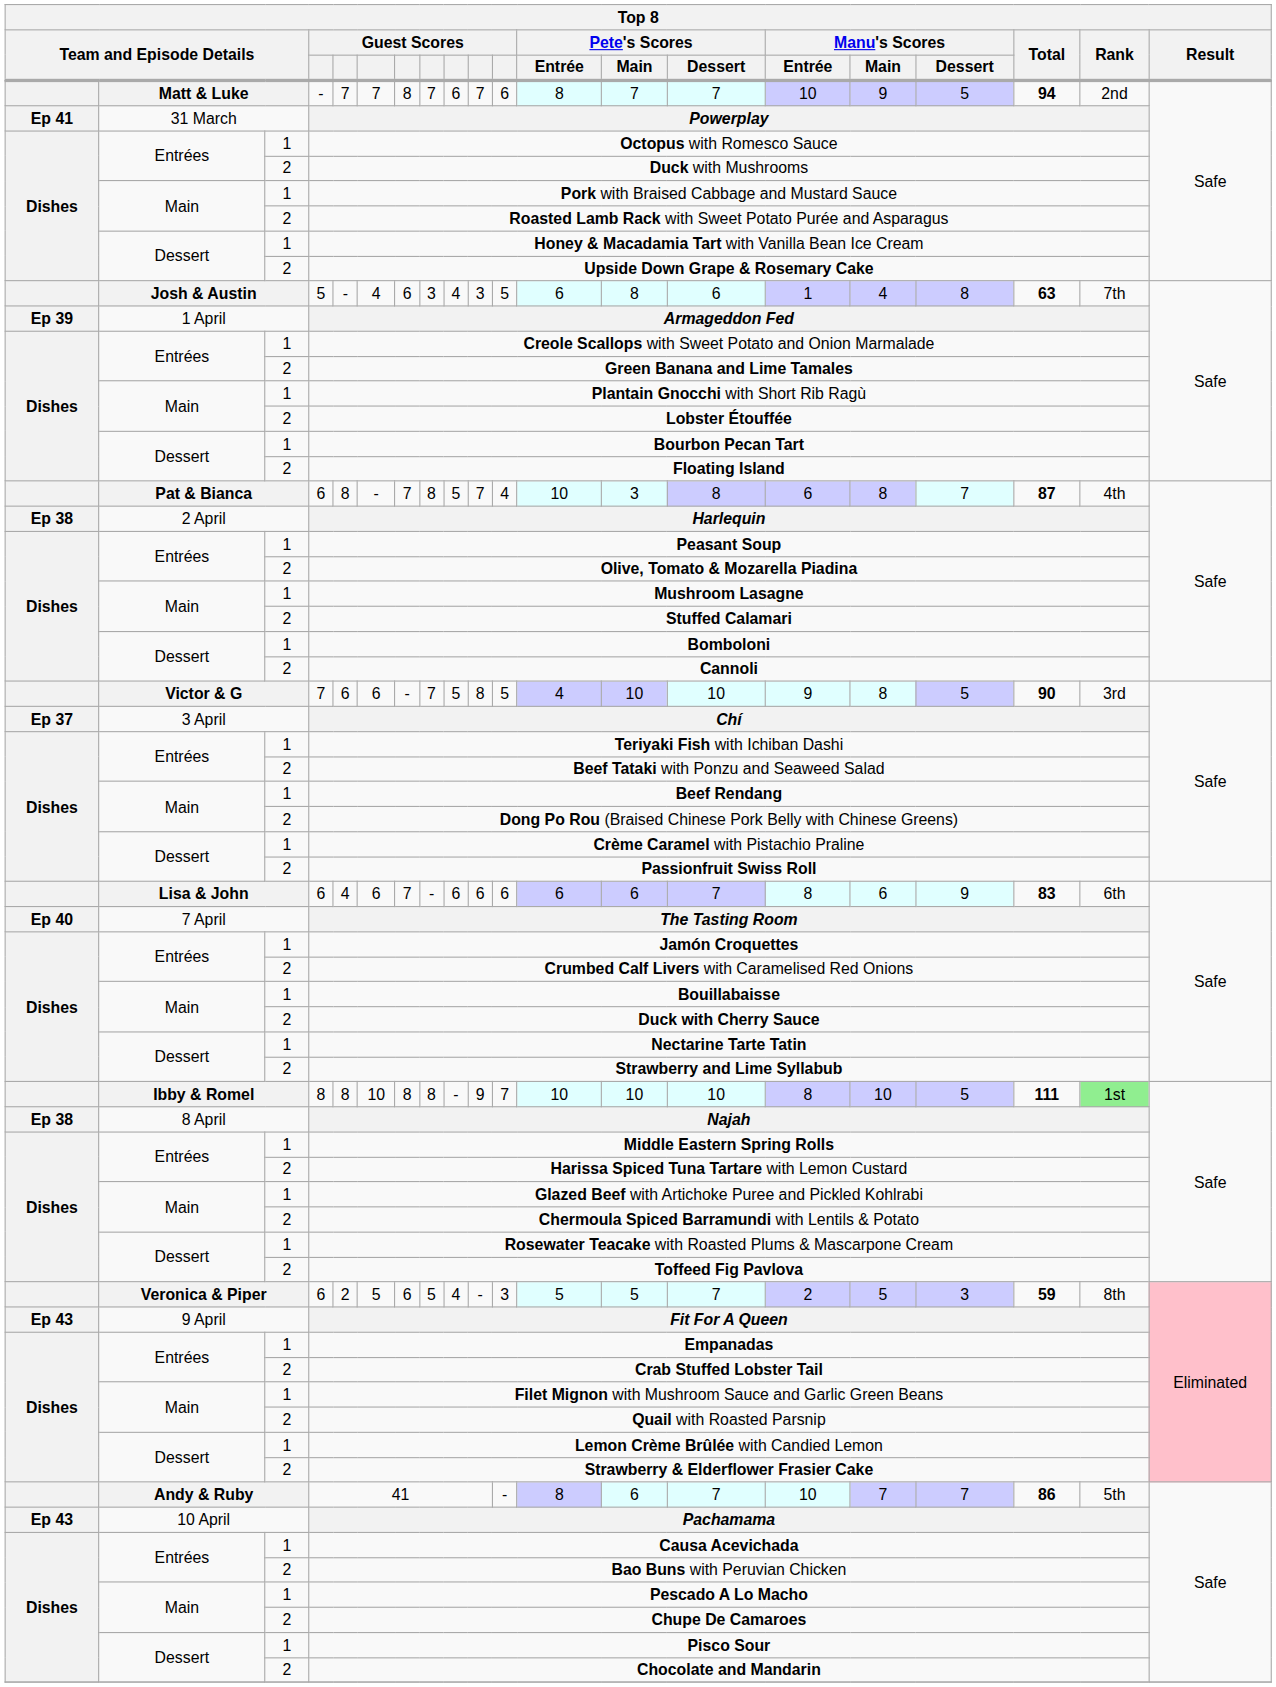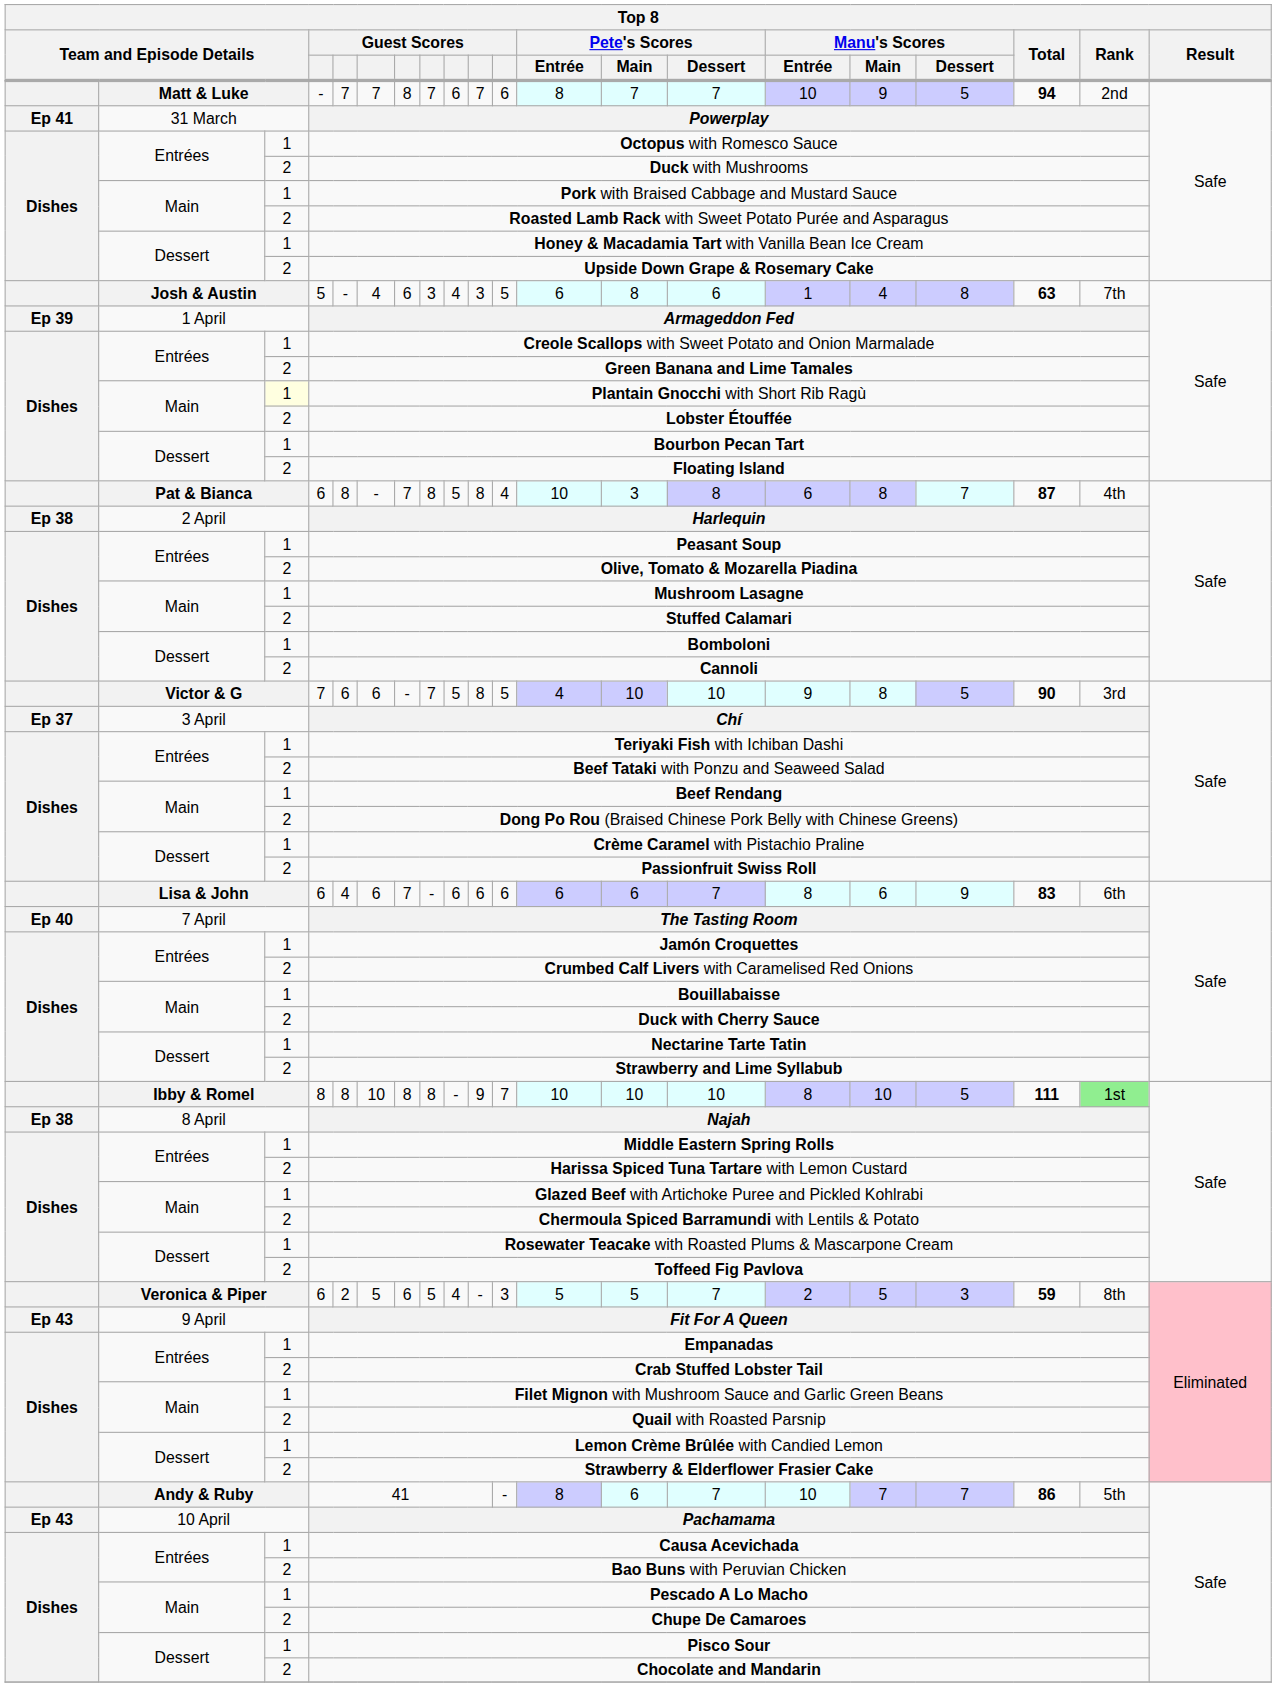(287, 394) no background -> (287, 394) lightyellow background
(480, 494) 7 -> (480, 494) 8
